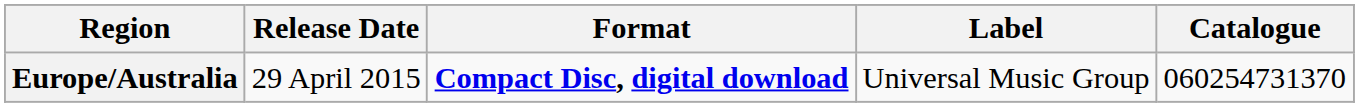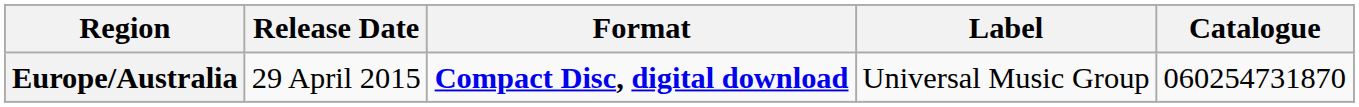(1255, 76) 060254731370 -> (1255, 76) 060254731870
